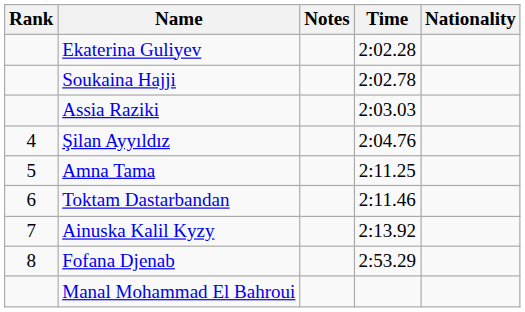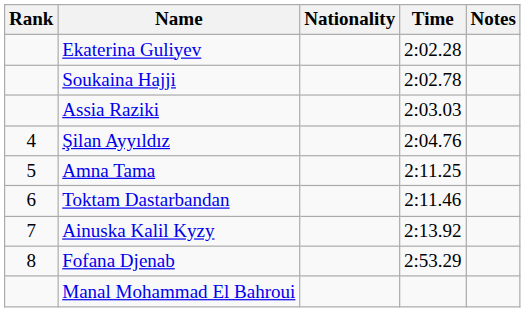columns swapped: (470, 19) <-> (327, 19)
